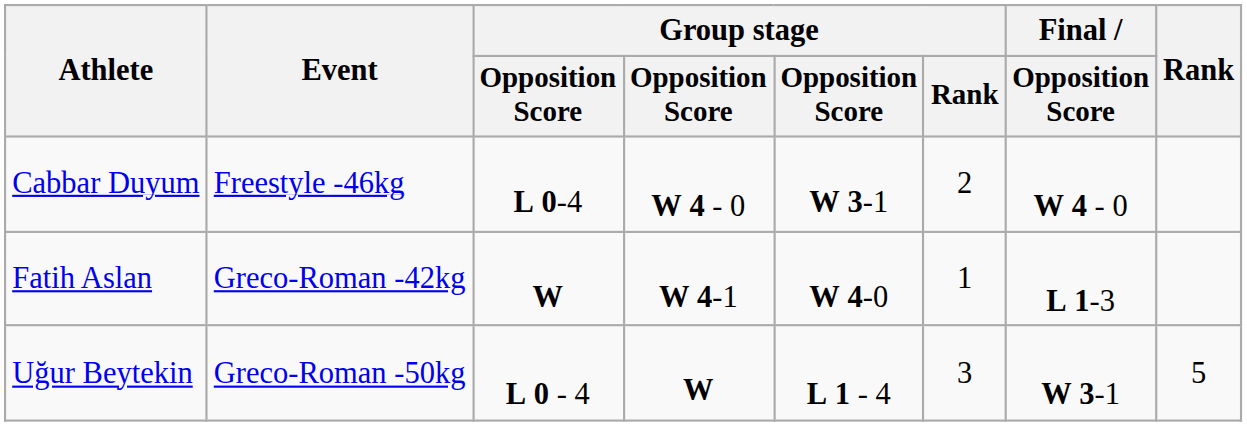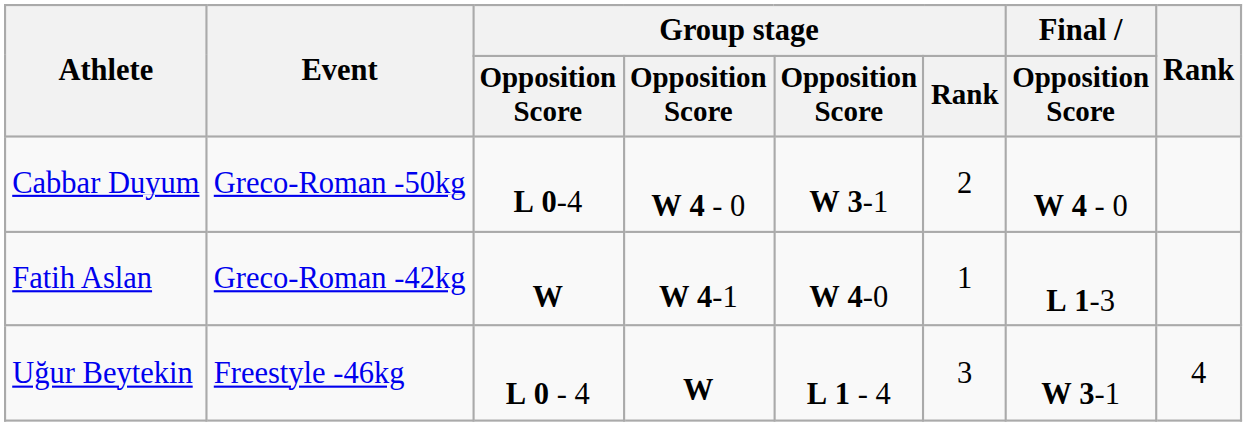(309, 183) Freestyle -46kg -> (340, 183) Greco-Roman -50kg
(340, 372) Greco-Roman -50kg -> (309, 372) Freestyle -46kg
(1199, 372) 5 -> (1199, 372) 4
